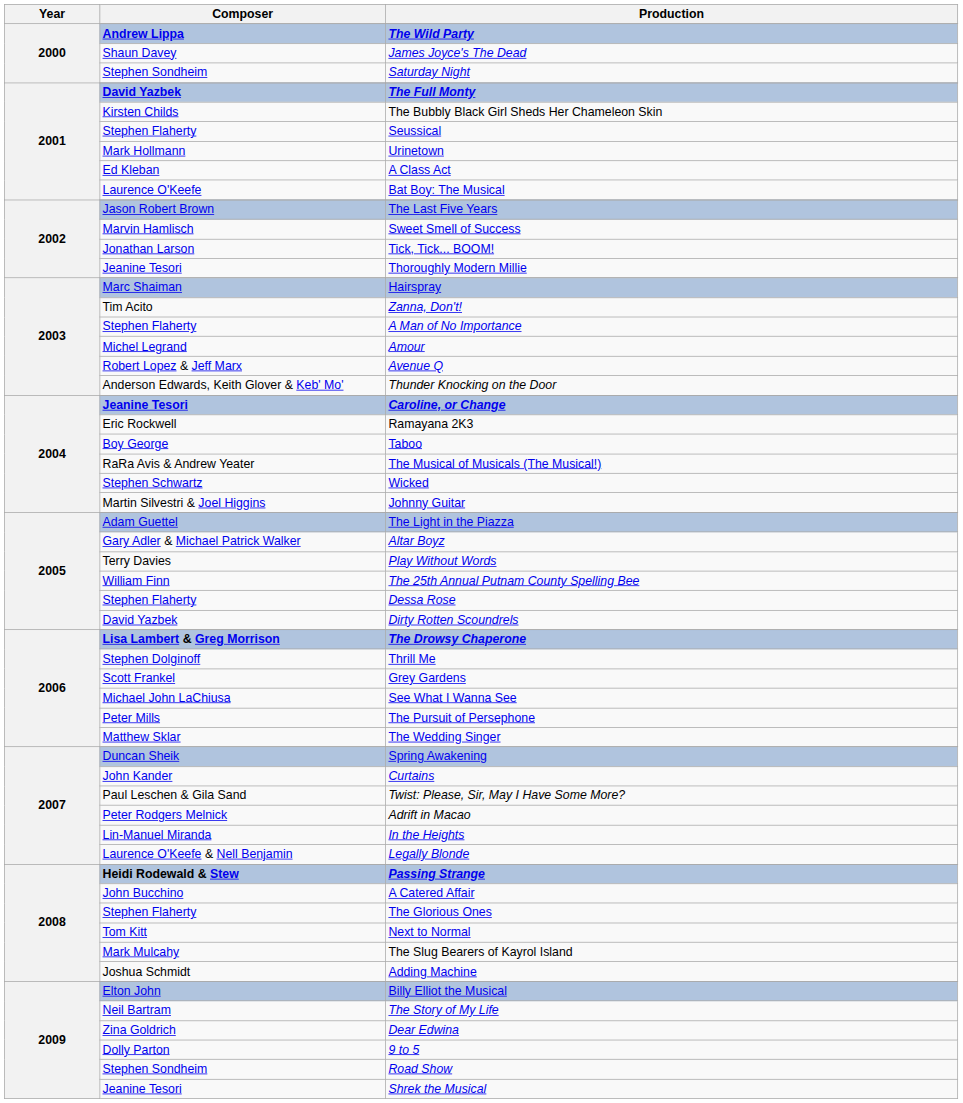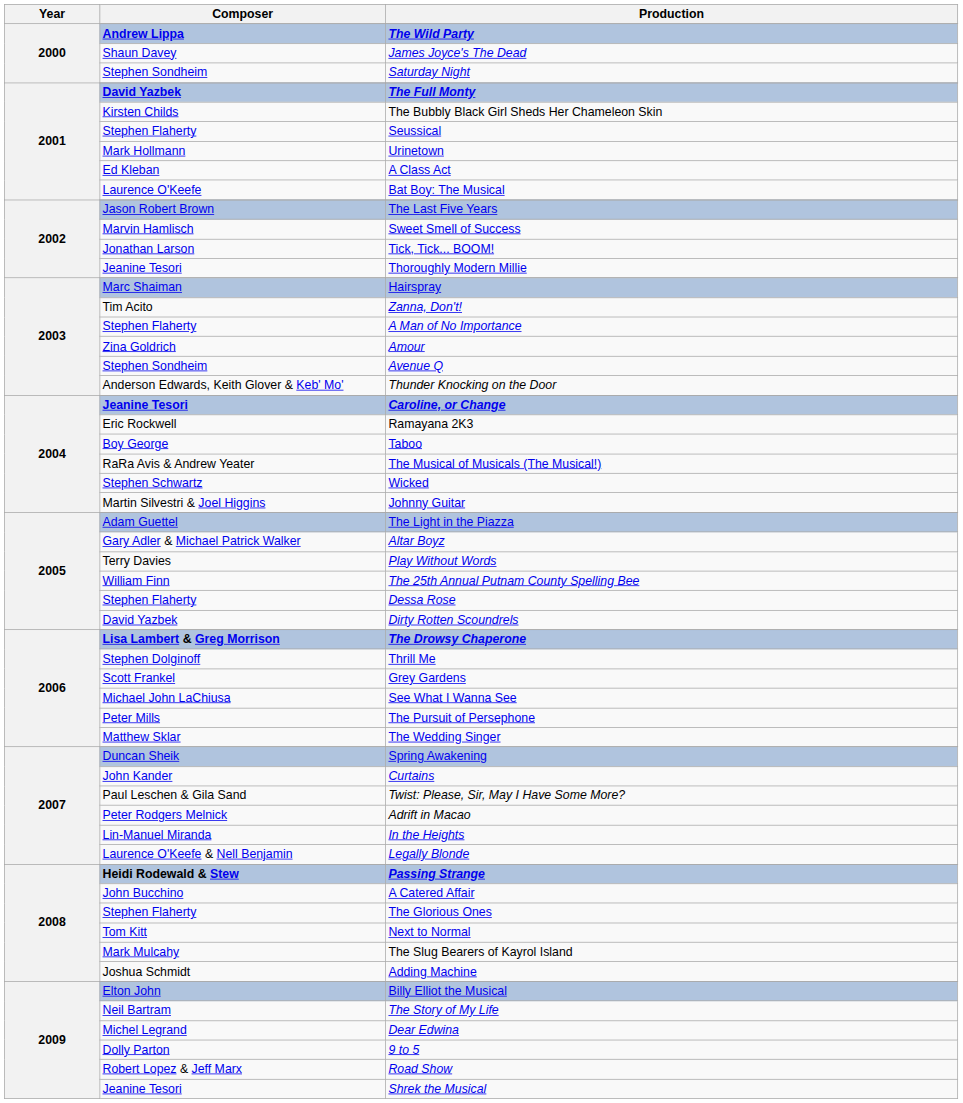(145, 346) Michel Legrand -> (139, 346) Zina Goldrich
(172, 365) Robert Lopez & Jeff Marx -> (155, 365) Stephen Sondheim
(139, 1030) Zina Goldrich -> (145, 1030) Michel Legrand
(155, 1069) Stephen Sondheim -> (172, 1069) Robert Lopez & Jeff Marx
